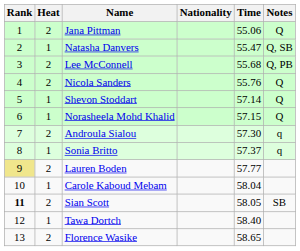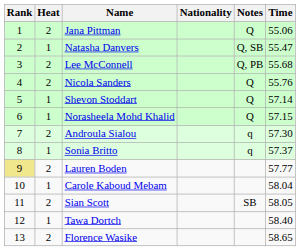columns swapped: (249, 13) <-> (279, 13)
(20, 202) bold -> (20, 202) normal
